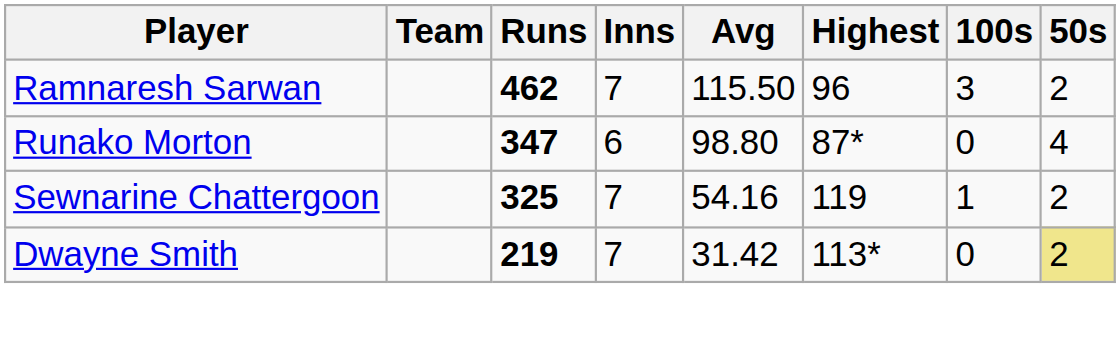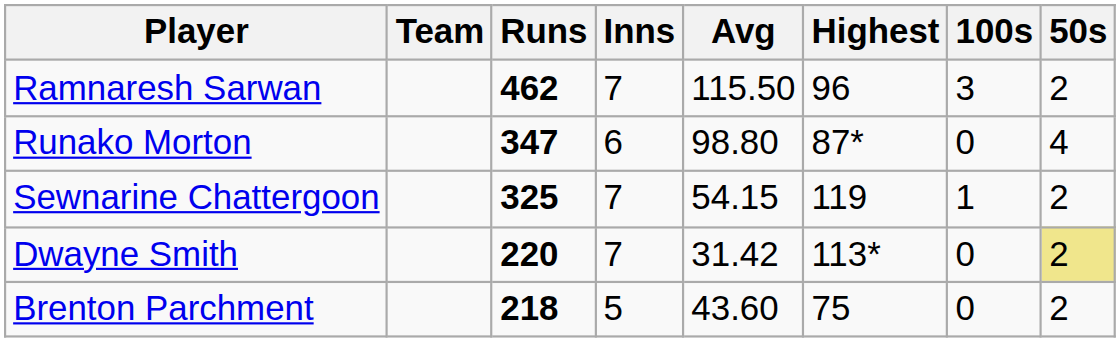(735, 198) 54.16 -> (735, 198) 54.15
(529, 253) 219 -> (529, 253) 220
+ row: (163, 308)
